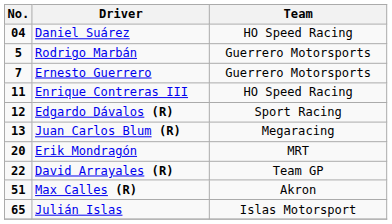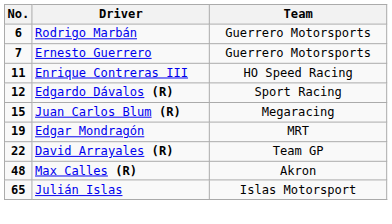- row: (82, 34)
(18, 54) 5 -> (18, 34) 6
(18, 132) 13 -> (18, 112) 15
+ row: (90, 132)
- row: (86, 151)
(18, 190) 51 -> (18, 171) 48
